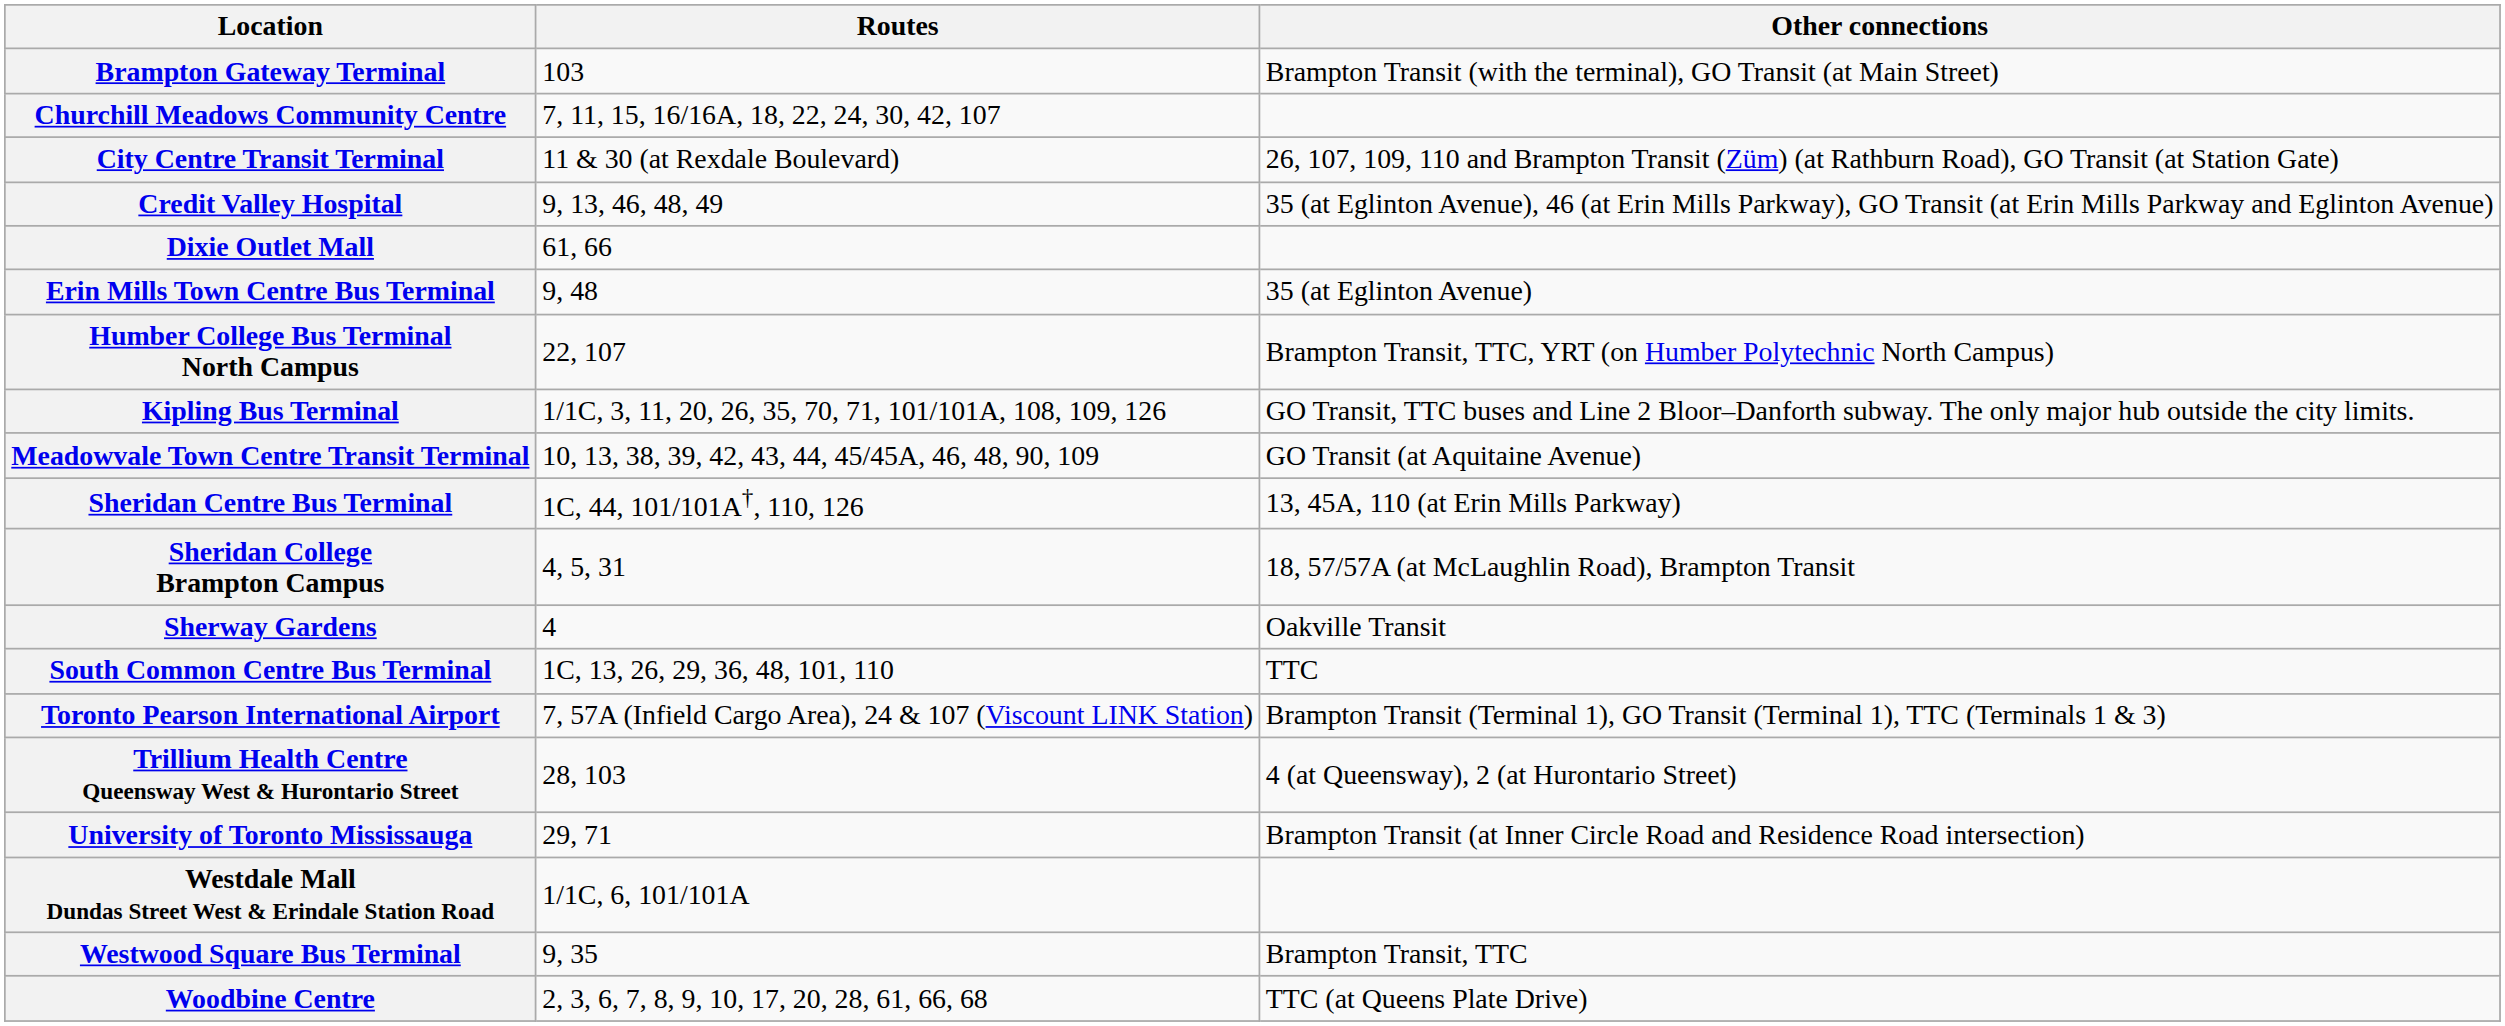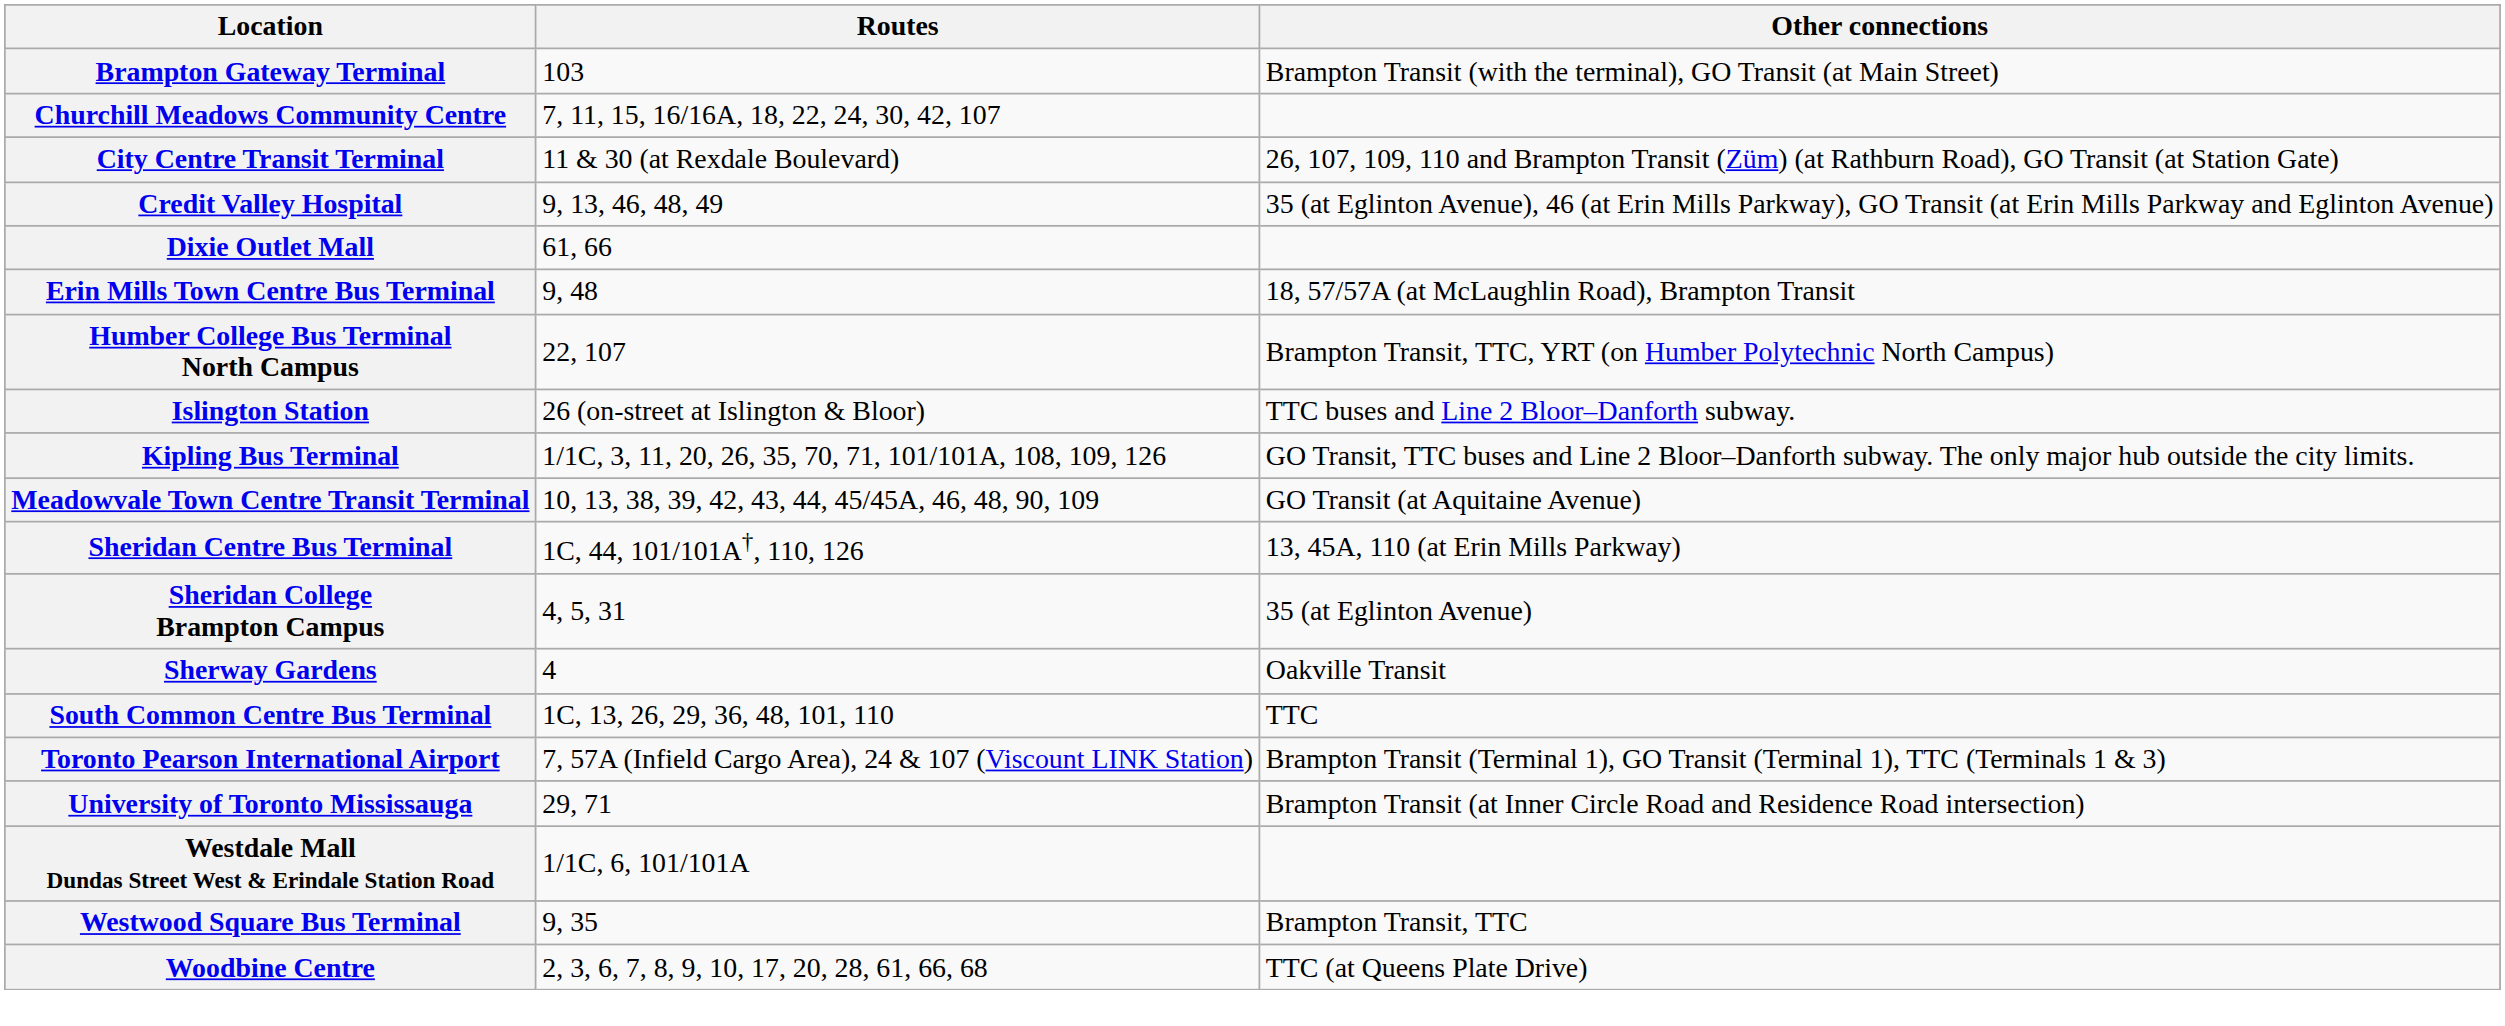(1399, 291) 35 (at Eglinton Avenue) -> (1560, 291) 18, 57/57A (at McLaughlin Road), Brampton Transit
+ row: (270, 411)
(1560, 566) 18, 57/57A (at McLaughlin Road), Brampton Transit -> (1399, 610) 35 (at Eglinton Avenue)
- row: (270, 774)
